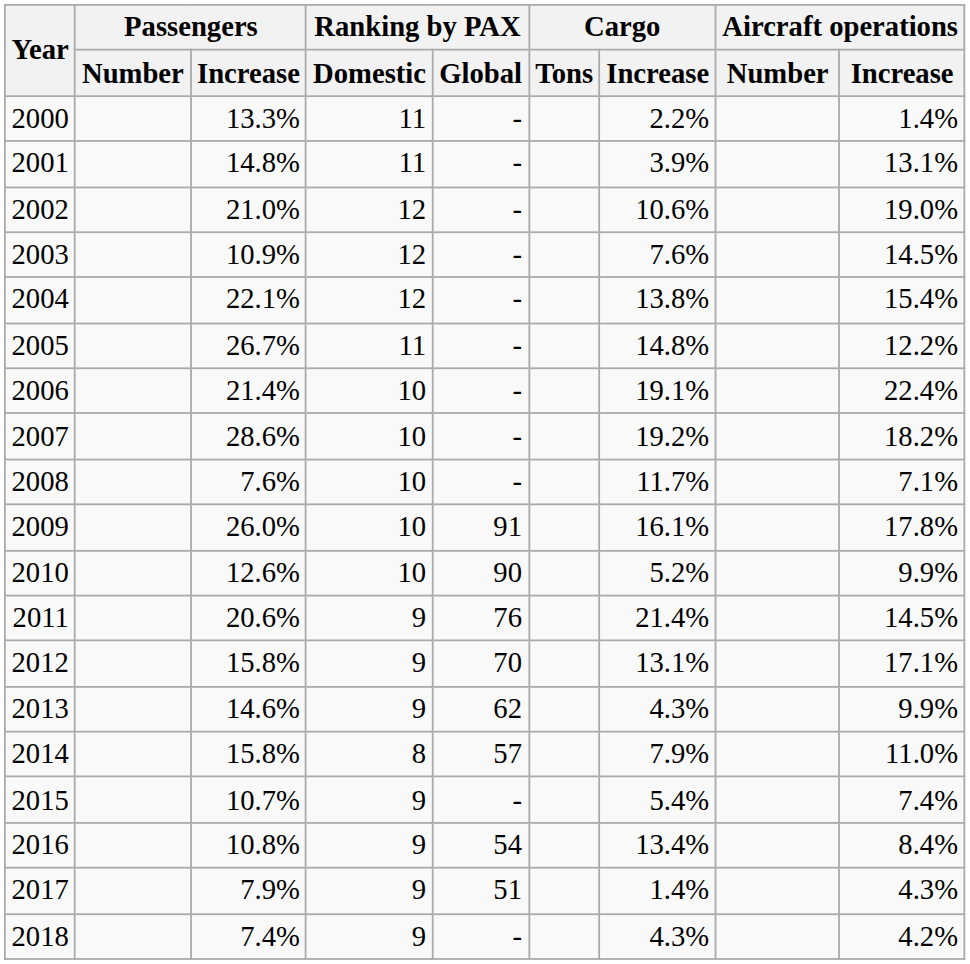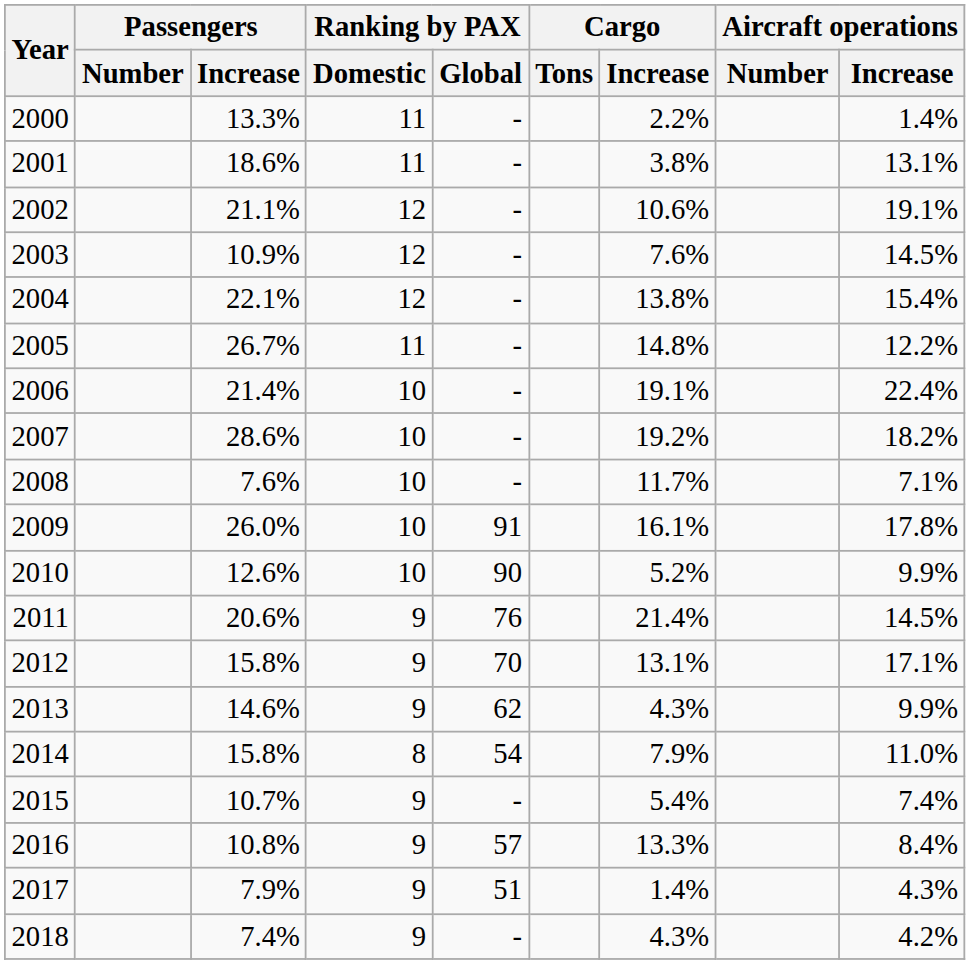(263, 163) 14.8% -> (263, 163) 18.6%
(679, 163) 3.9% -> (679, 163) 3.8%
(263, 208) 21.0% -> (263, 208) 21.1%
(921, 208) 19.0% -> (921, 208) 19.1%
(508, 753) 57 -> (508, 753) 54
(508, 844) 54 -> (508, 844) 57
(672, 844) 13.4% -> (672, 844) 13.3%
